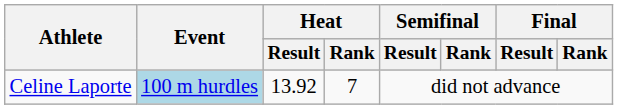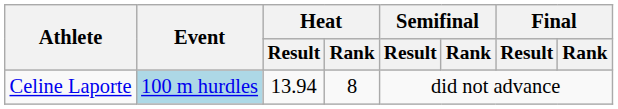(294, 87) 13.92 -> (294, 87) 13.94
(352, 87) 7 -> (352, 87) 8
